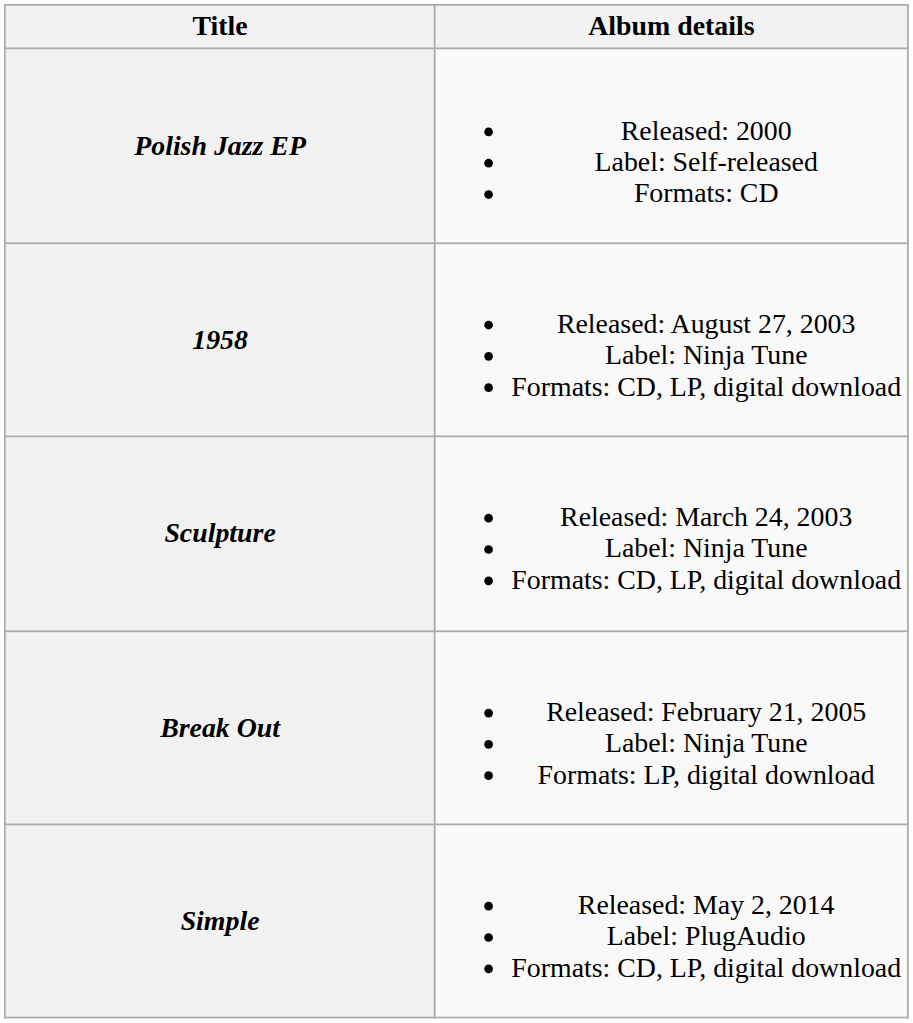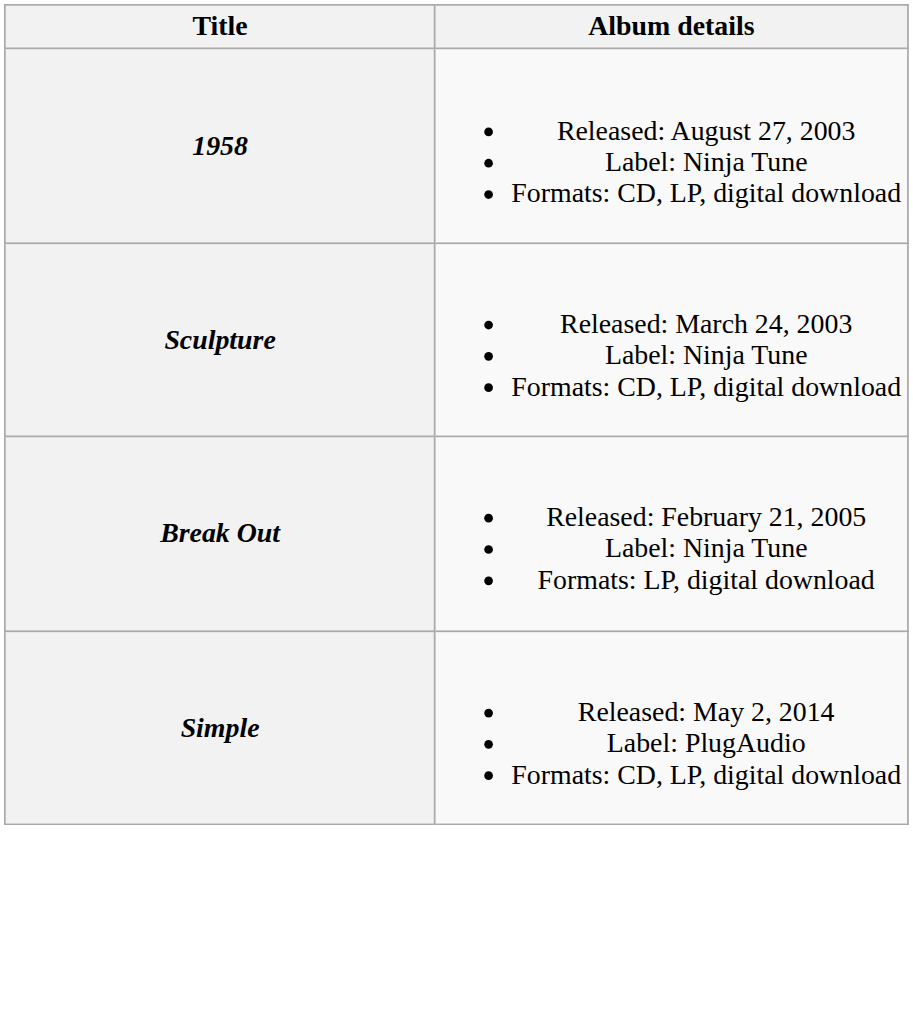- row: (220, 145)
